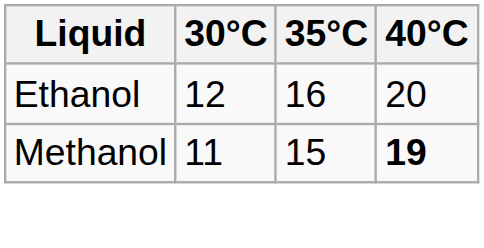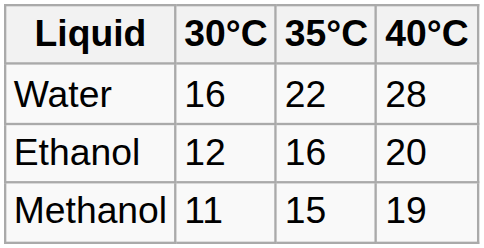+ row: (63, 93)
(406, 152) bold -> (406, 211) normal
